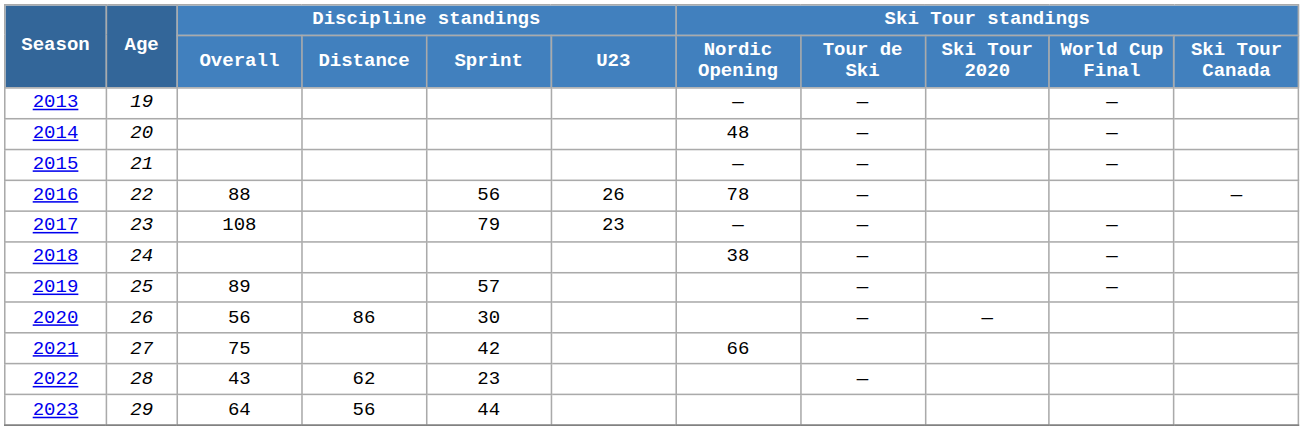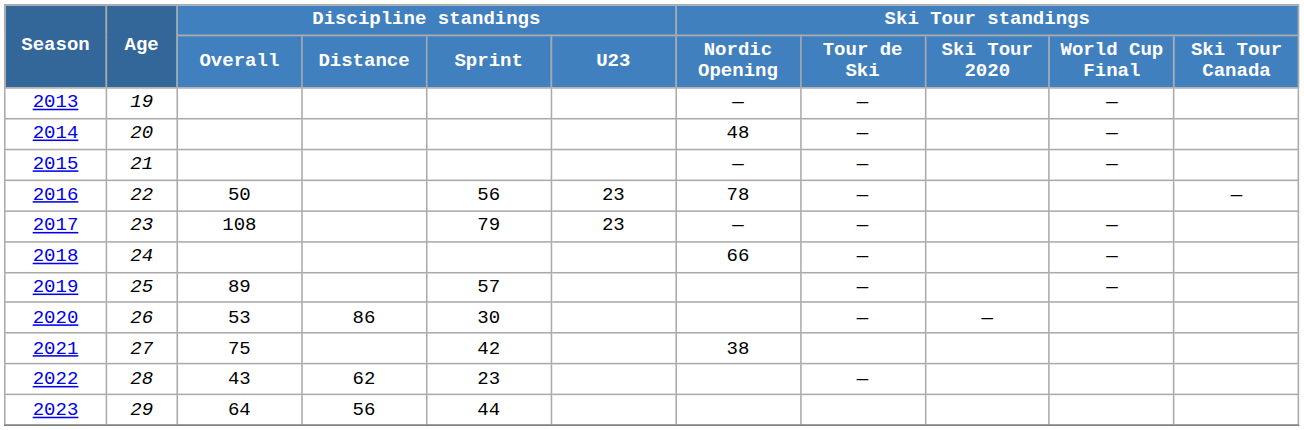(239, 196) 88 -> (239, 196) 50
(613, 196) 26 -> (613, 196) 23
(738, 257) 38 -> (738, 257) 66
(239, 318) 56 -> (239, 318) 53
(738, 349) 66 -> (738, 349) 38
